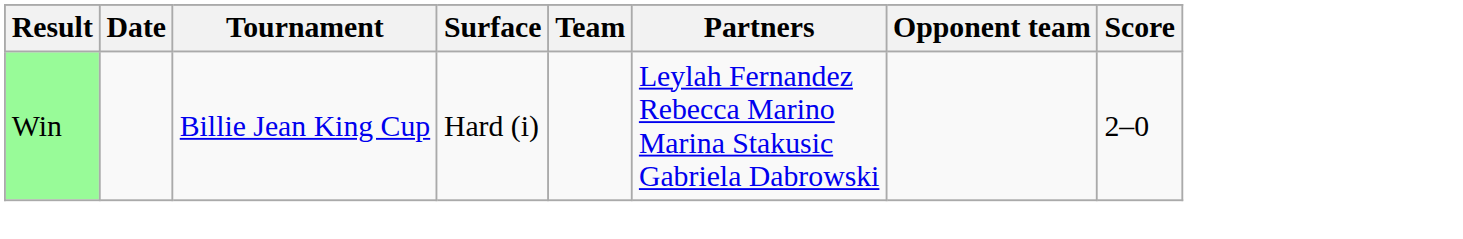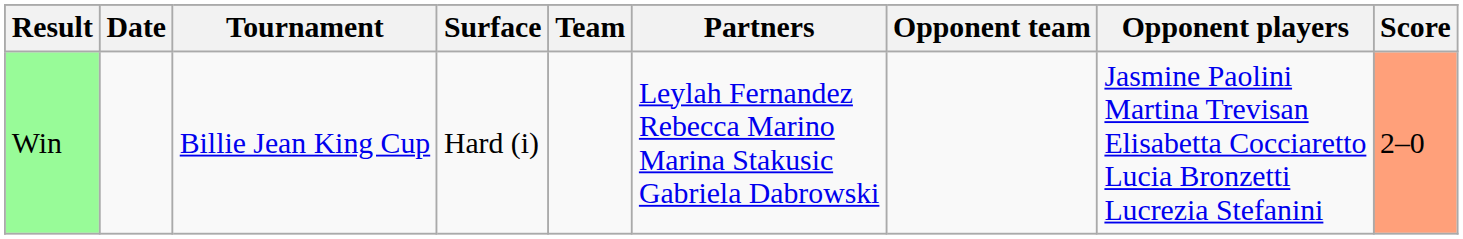+ column: (1235, 28)
(1127, 125) no background -> (1402, 142) lightsalmon background
